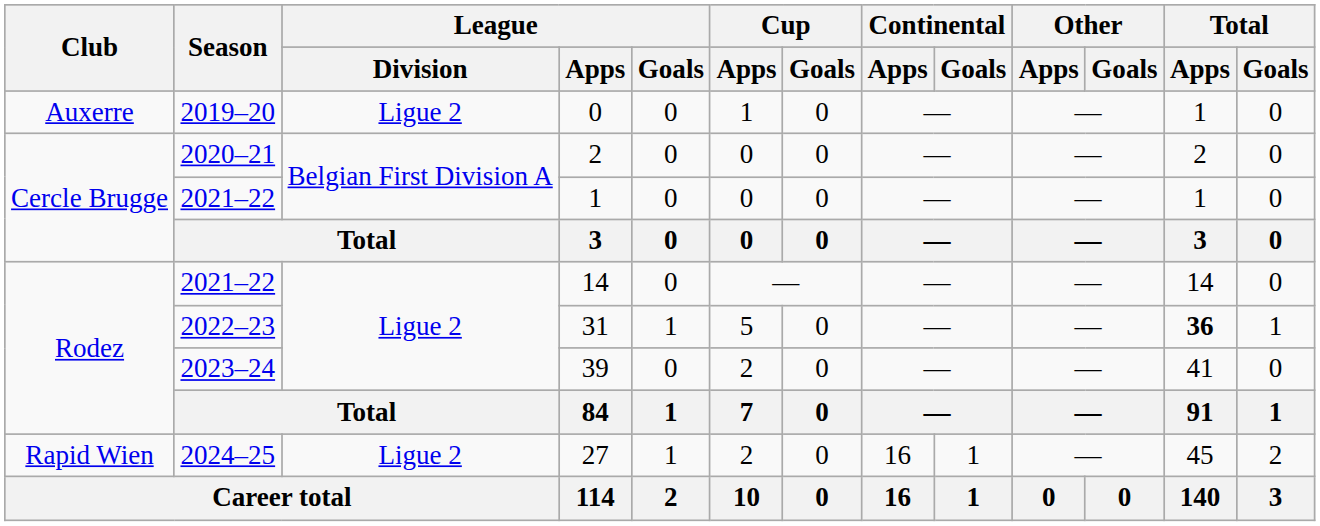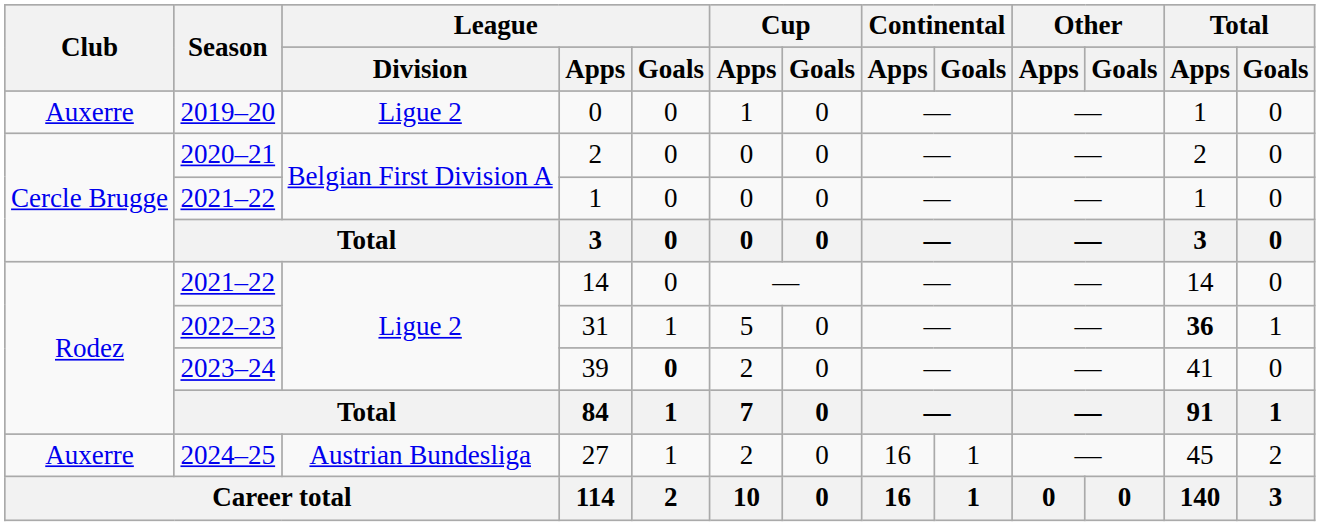(671, 369) normal -> (671, 369) bold
(90, 454) Rapid Wien -> (90, 454) Auxerre
(420, 454) Ligue 2 -> (420, 454) Austrian Bundesliga
